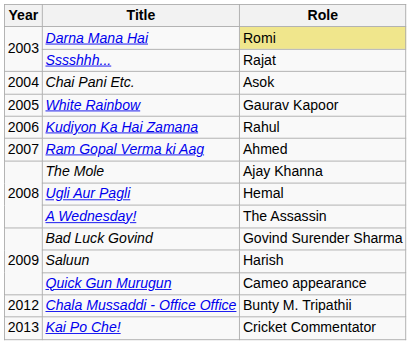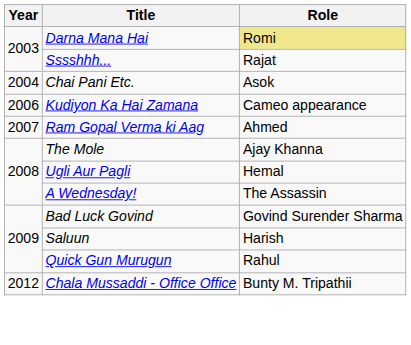- row: (93, 104)
(261, 127) Rahul -> (305, 104) Cameo appearance
(305, 283) Cameo appearance -> (261, 261) Rahul
- row: (83, 328)
